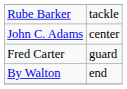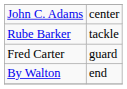rows swapped: (45, 34) <-> (39, 14)
